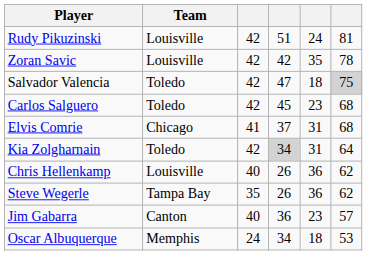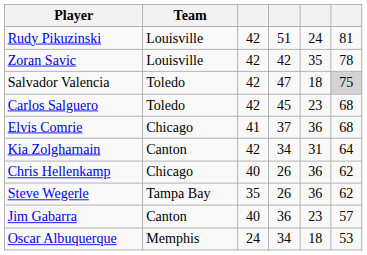(315, 127) 31 -> (315, 127) 36
(166, 149) Toledo -> (167, 149) Canton
(284, 149) lightgrey background -> (284, 149) no background
(175, 171) Louisville -> (170, 171) Chicago
